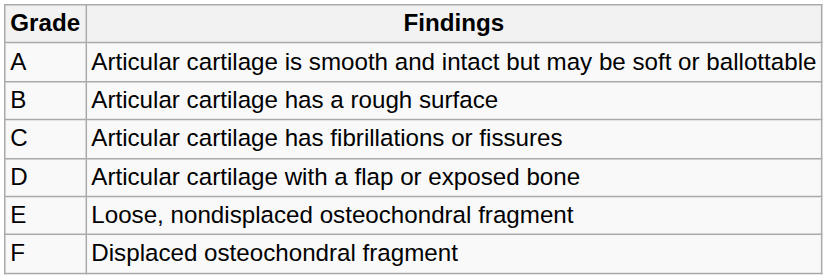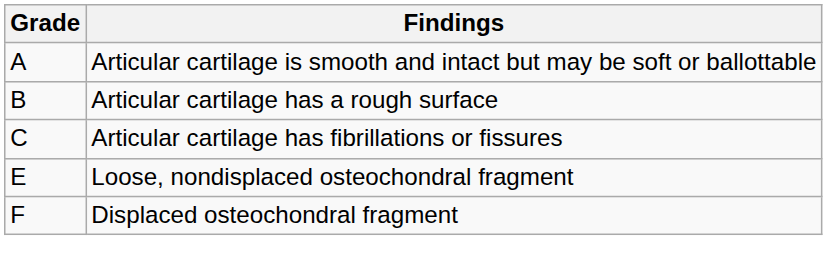- row: (336, 176)
